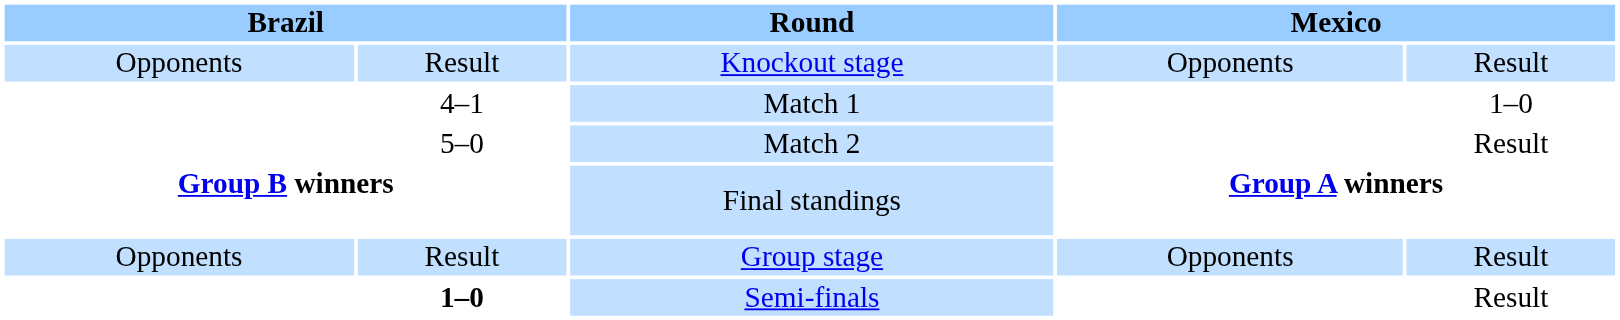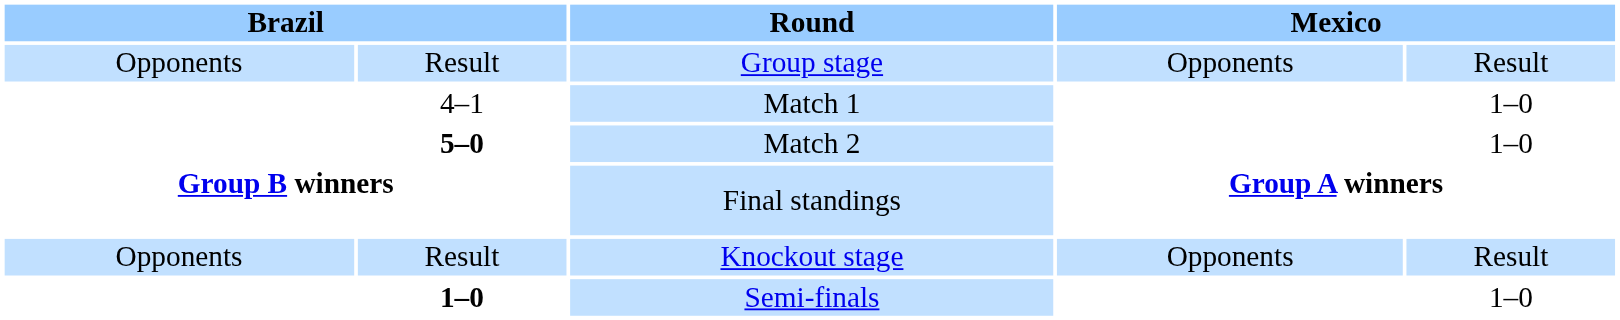rows swapped: (812, 256) <-> (812, 62)
(462, 143) normal -> (462, 143) bold
(1511, 143) Result -> (1511, 143) 1–0
(1511, 297) Result -> (1511, 297) 1–0
